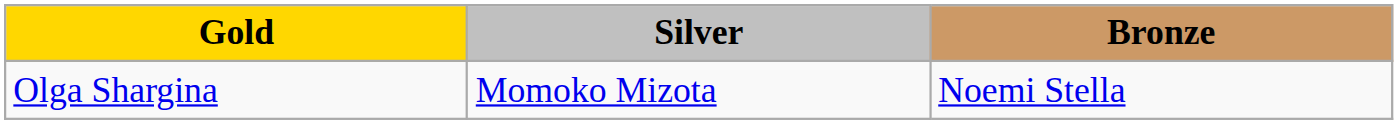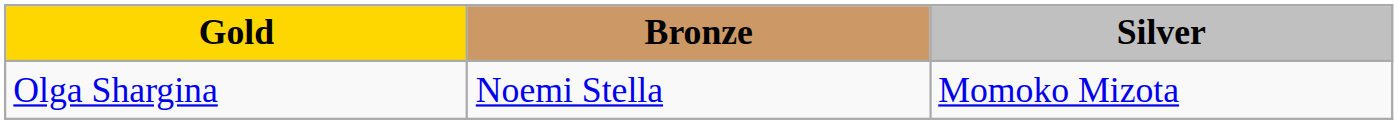columns swapped: (699, 32) <-> (1161, 32)
